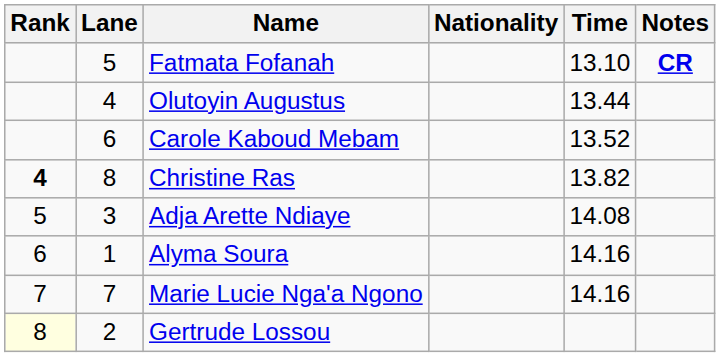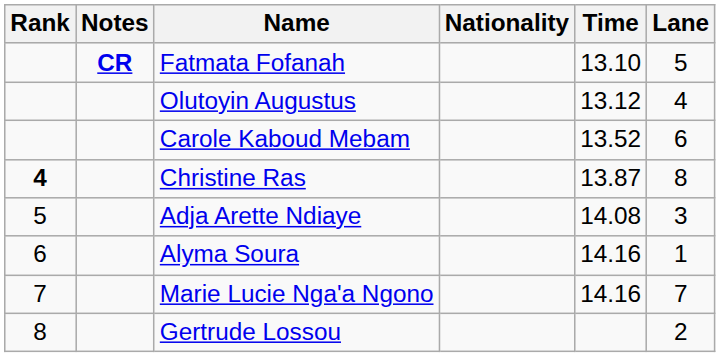columns swapped: (109, 23) <-> (675, 23)
(600, 100) 13.44 -> (611, 100) 13.12
(600, 178) 13.82 -> (611, 178) 13.87
(40, 332) lightyellow background -> (40, 332) no background
